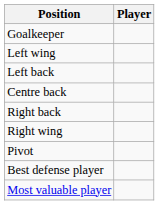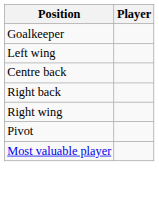- row: (31, 72)
- row: (55, 170)
